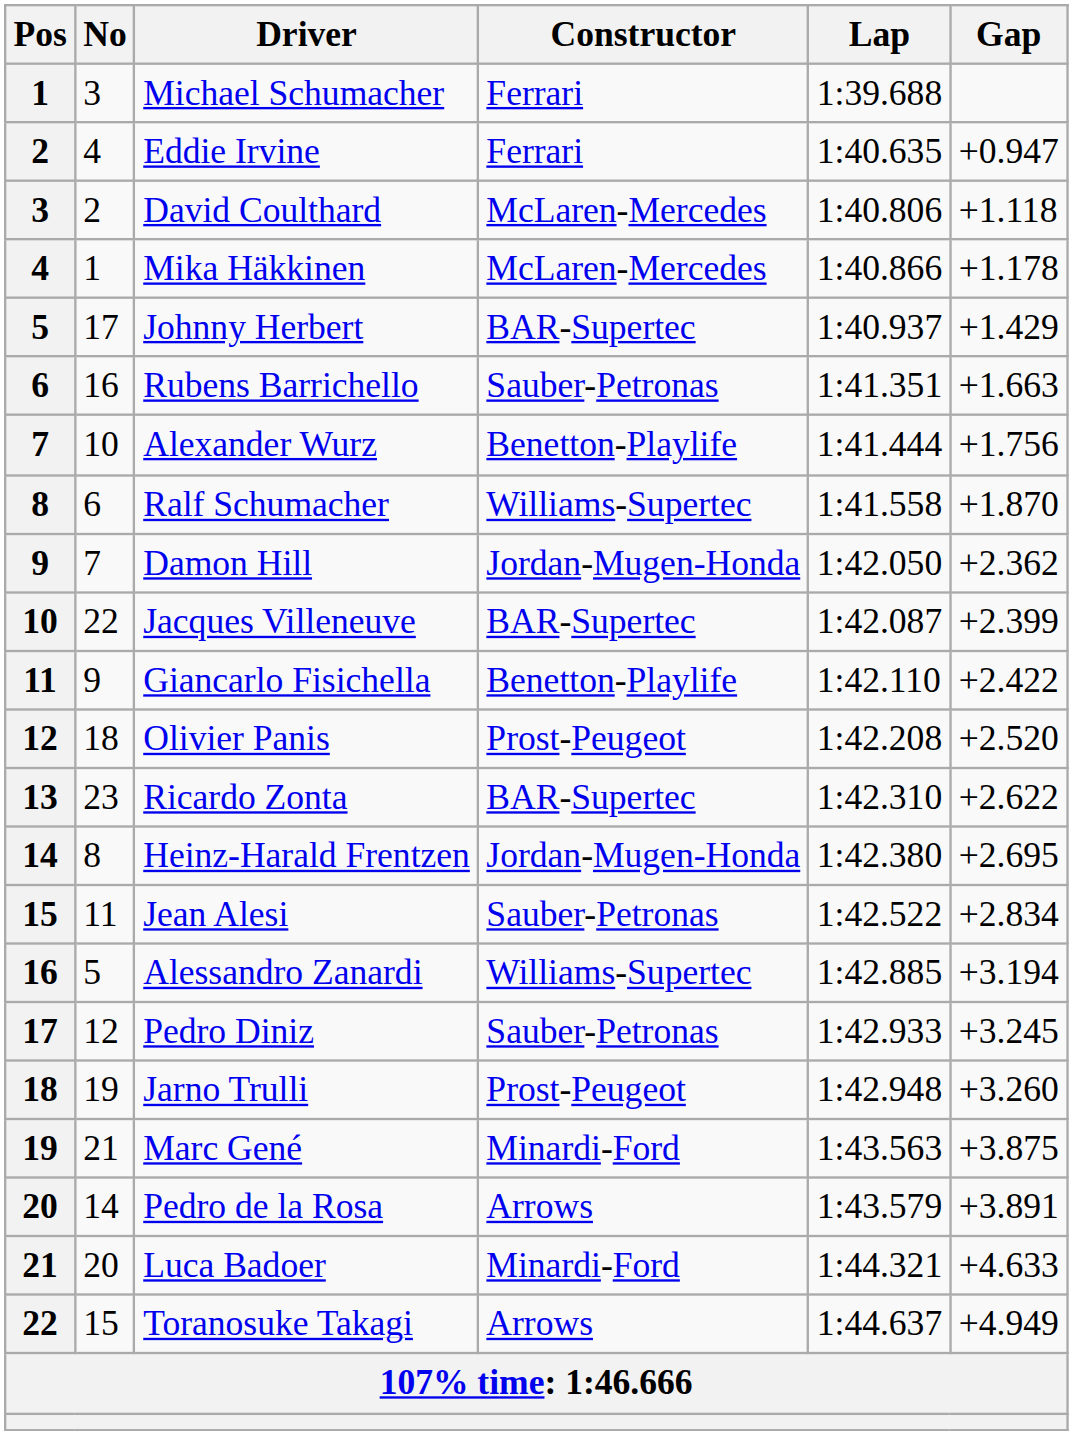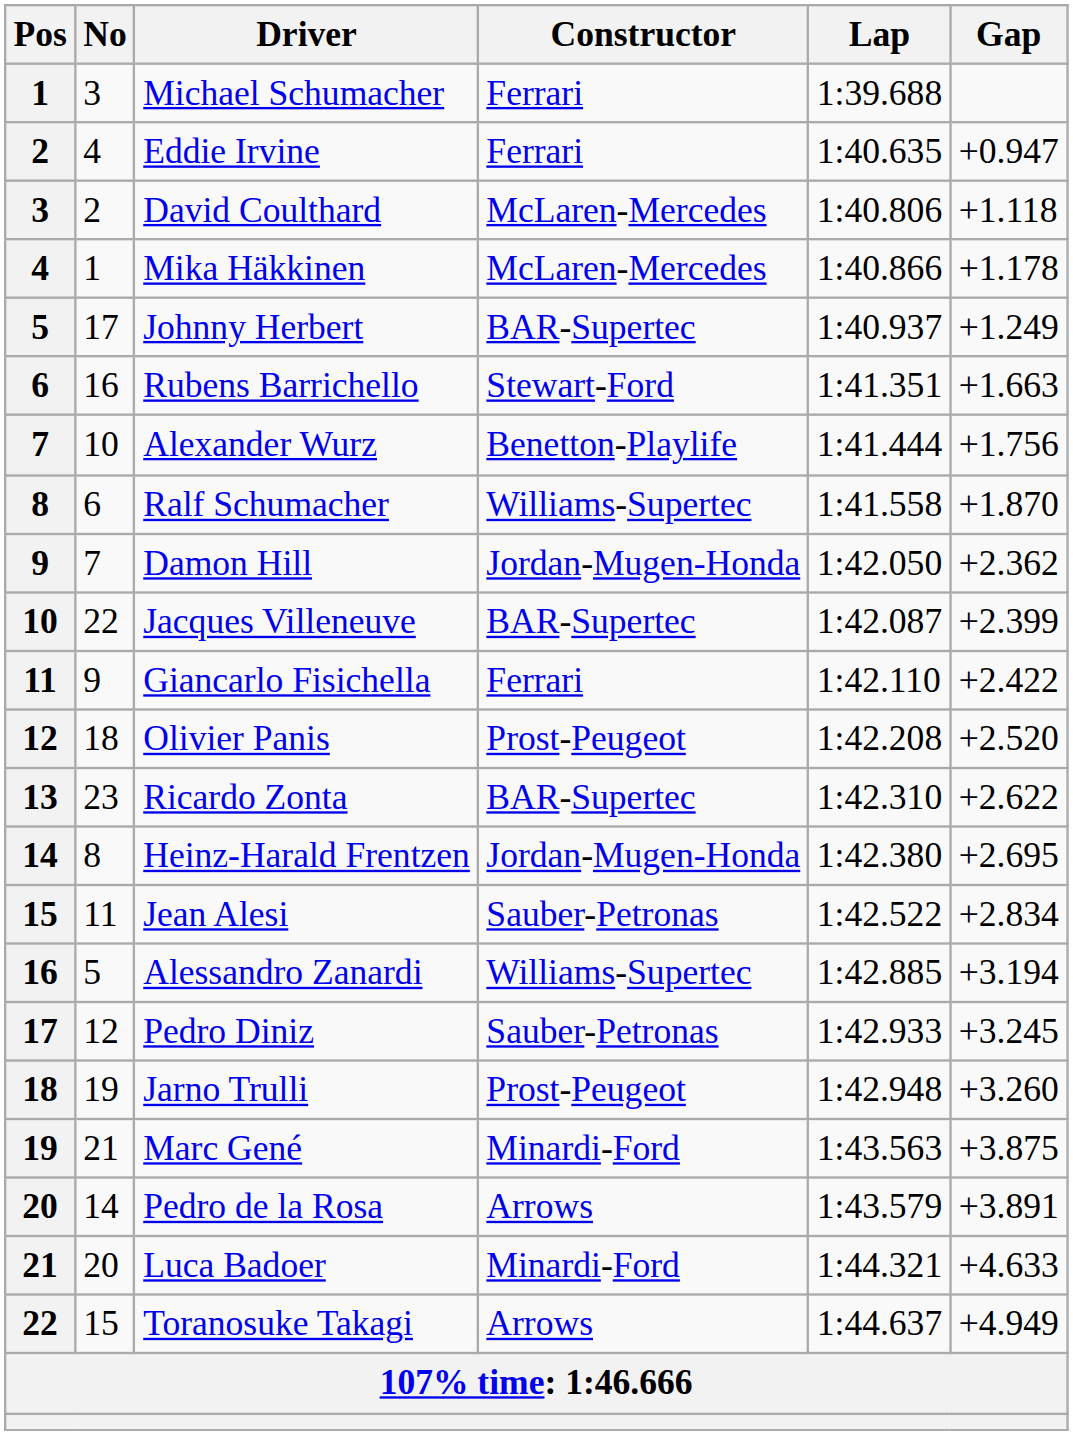(1009, 327) +1.429 -> (1009, 327) +1.249
(602, 385) Sauber-Petronas -> (580, 385) Stewart-Ford
(612, 679) Benetton-Playlife -> (535, 679) Ferrari
